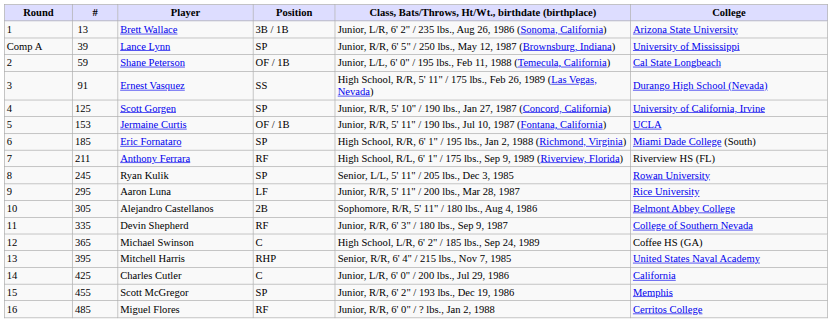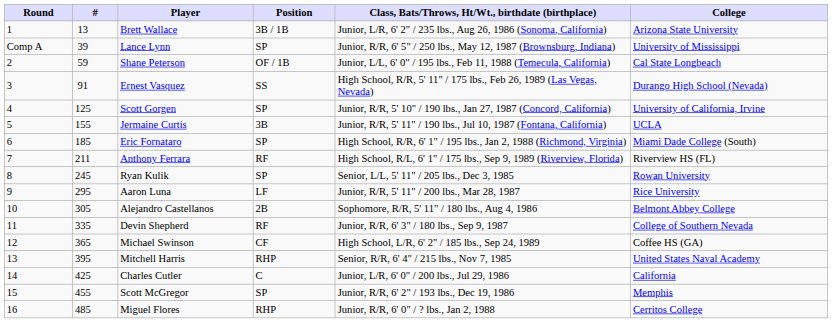(83, 125) 153 -> (83, 125) 155
(273, 125) OF / 1B -> (262, 125) 3B
(259, 242) C -> (262, 242) CF
(262, 309) RF -> (266, 309) RHP
